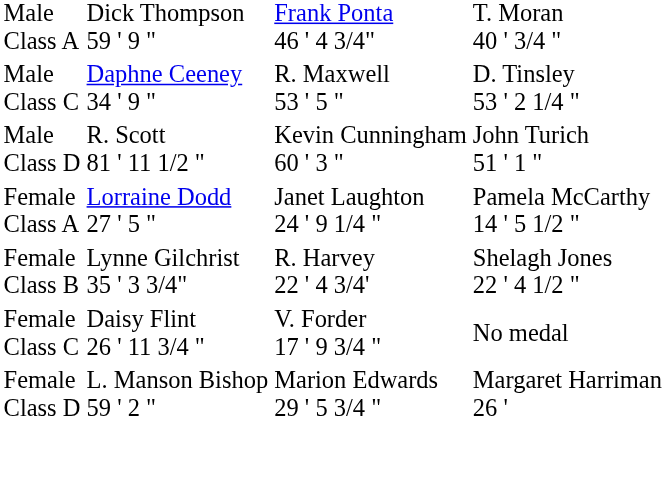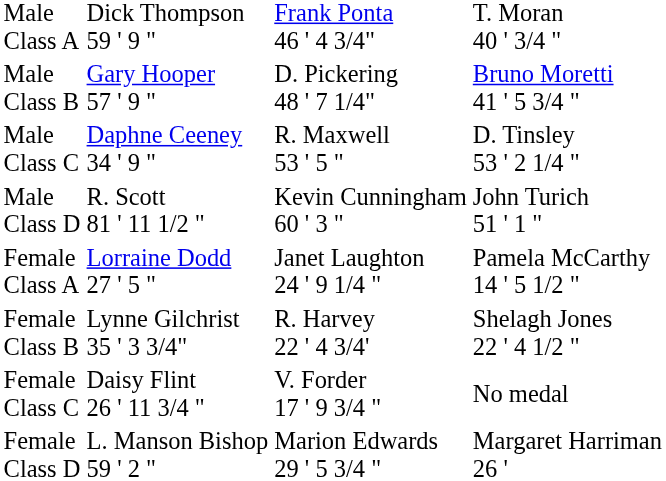+ row: (41, 88)
